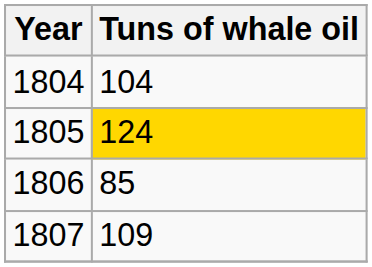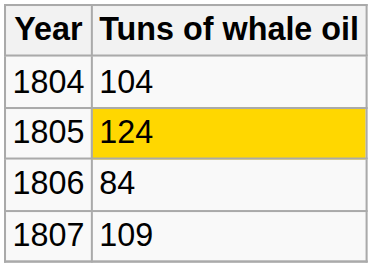(117, 183) 85 -> (117, 183) 84
